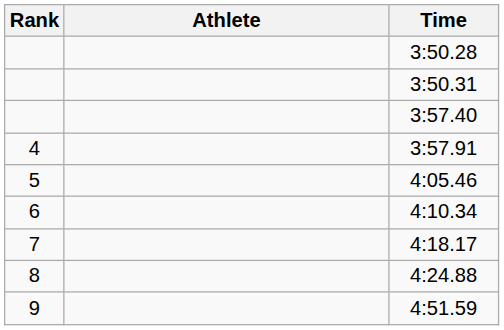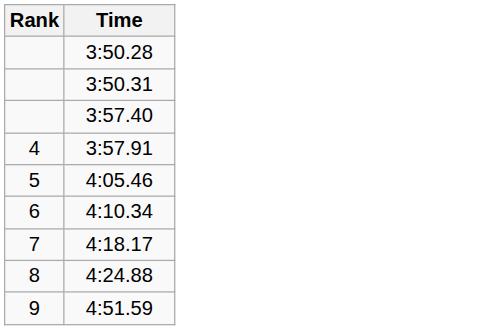- column: (226, 20)
